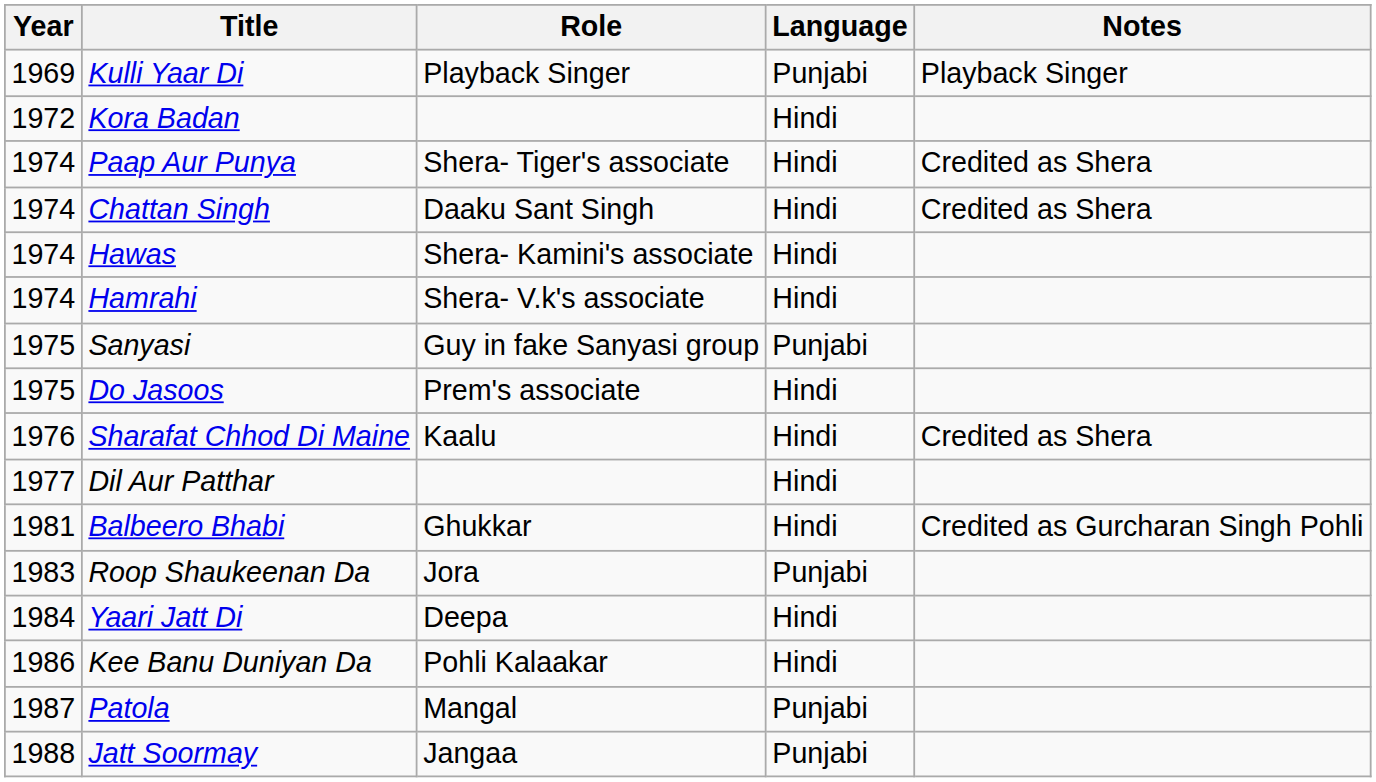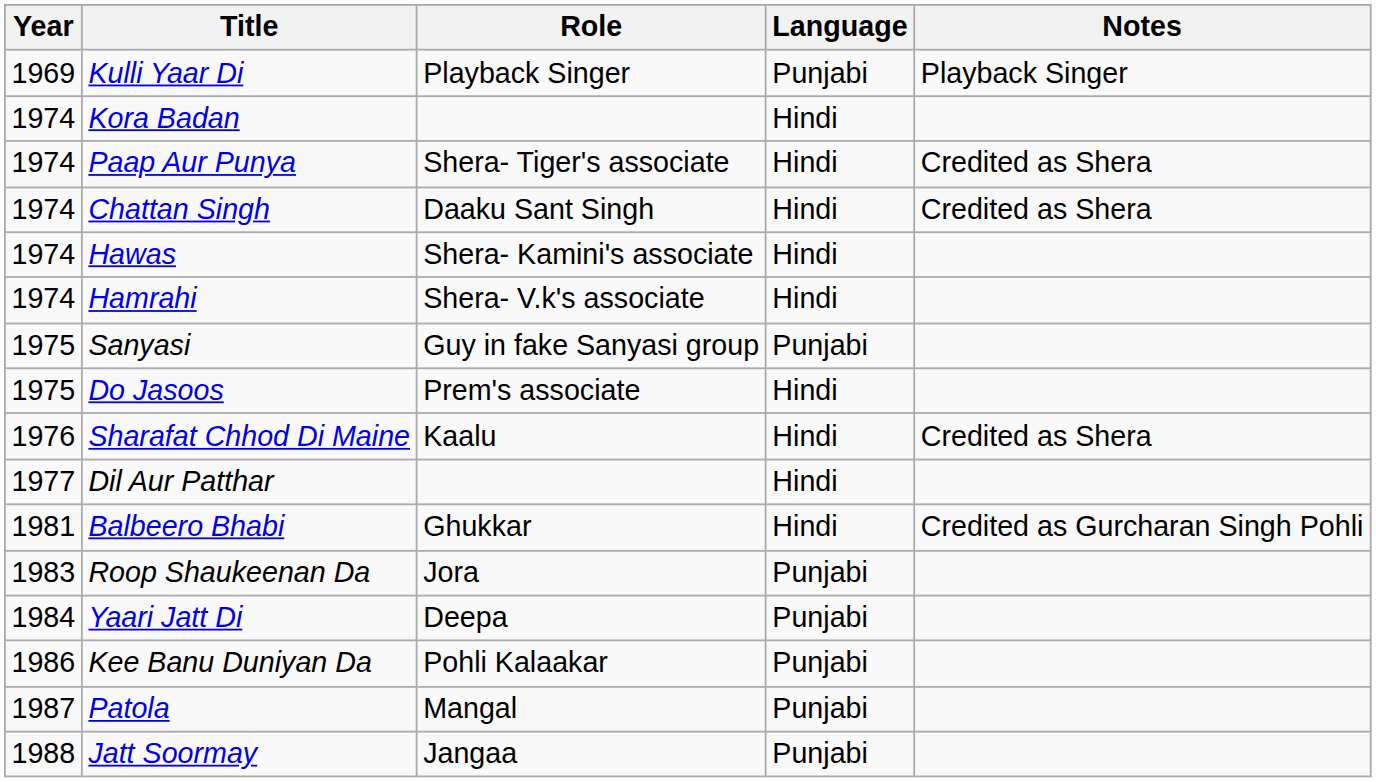(43, 118) 1972 -> (43, 118) 1974
(805, 617) Hindi -> (820, 617) Punjabi
(805, 663) Hindi -> (820, 663) Punjabi
